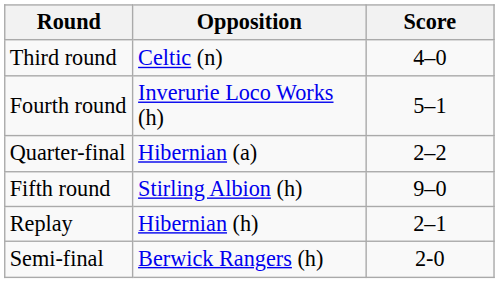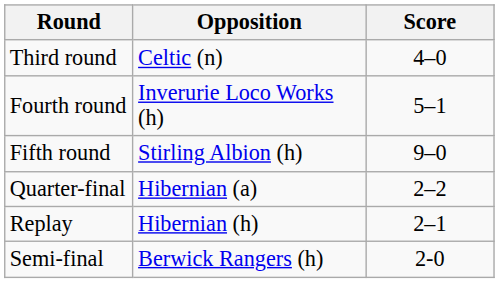rows swapped: (60, 188) <-> (68, 153)
